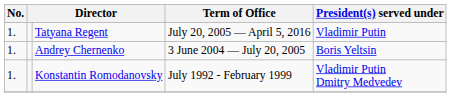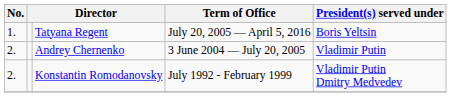(351, 32) Vladimir Putin -> (346, 32) Boris Yeltsin
(11, 50) 1. -> (11, 50) 2.
(346, 50) Boris Yeltsin -> (351, 50) Vladimir Putin
(11, 75) 1. -> (11, 75) 2.
